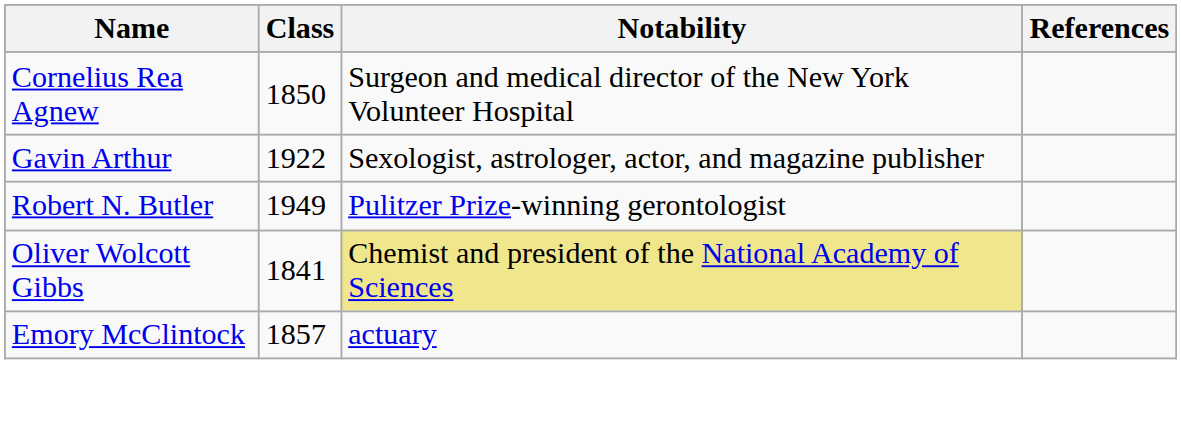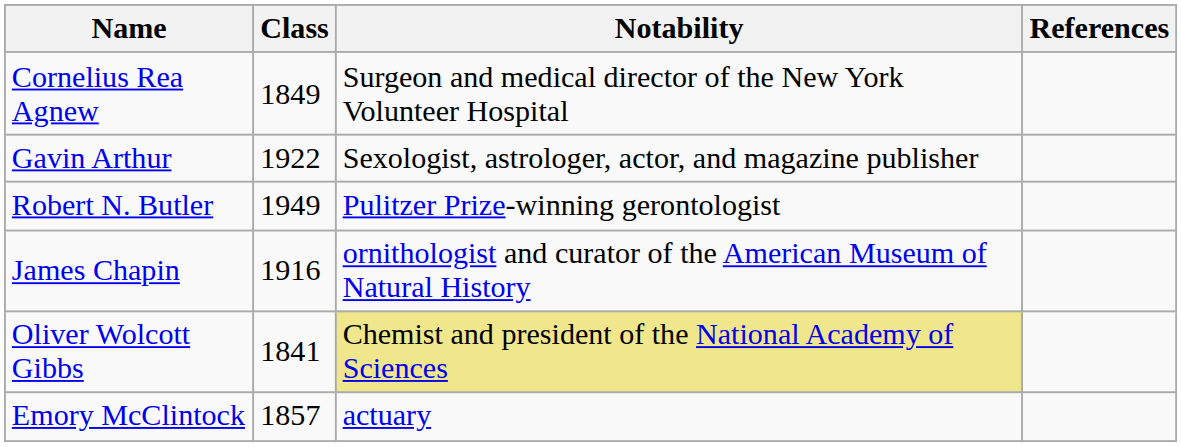(296, 92) 1850 -> (290, 92) 1849
+ row: (96, 269)
